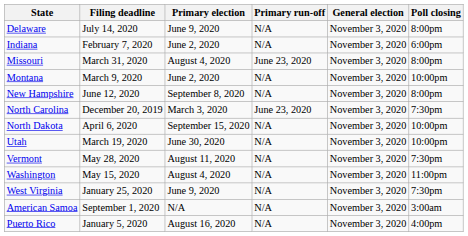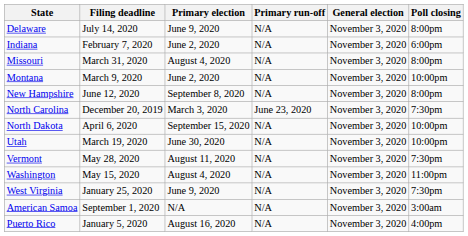(283, 61) June 23, 2020 -> (263, 61) N/A
